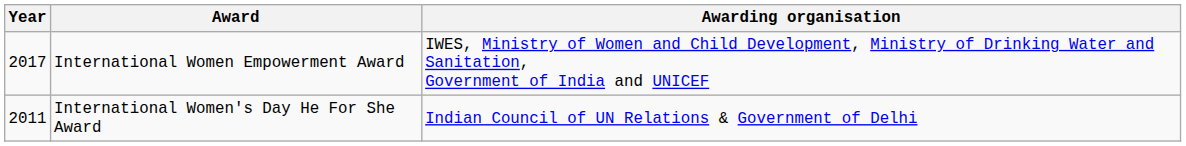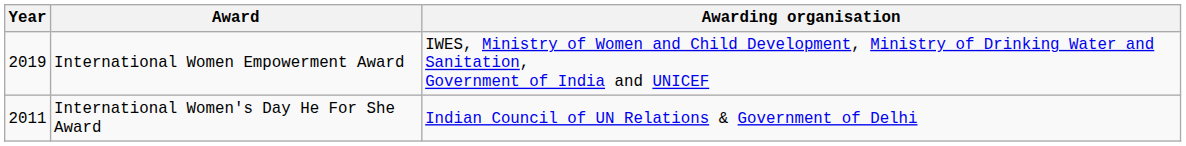(27, 63) 2017 -> (27, 63) 2019
